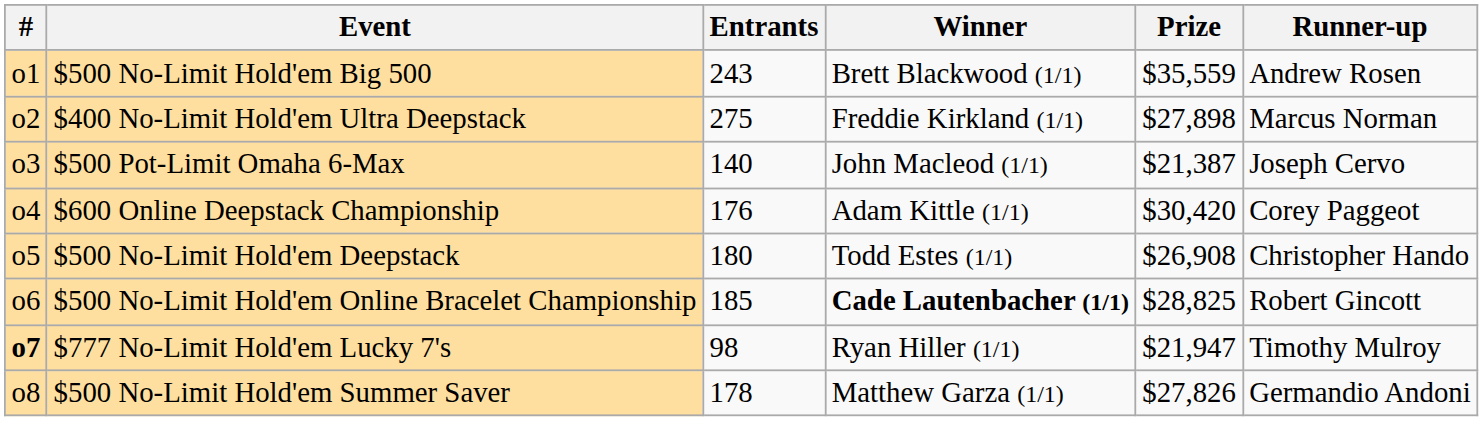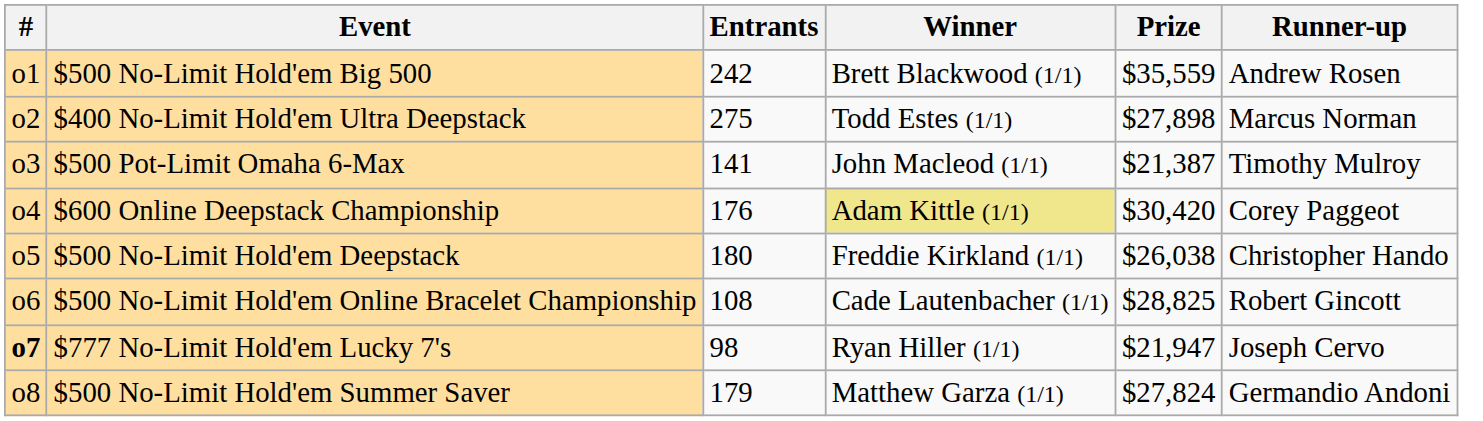(731, 73) 243 -> (731, 73) 242
(957, 118) Freddie Kirkland (1/1) -> (922, 118) Todd Estes (1/1)
(731, 164) 140 -> (731, 164) 141
(1327, 164) Joseph Cervo -> (1325, 164) Timothy Mulroy
(930, 210) no background -> (930, 210) khaki background
(922, 255) Todd Estes (1/1) -> (957, 255) Freddie Kirkland (1/1)
(1189, 255) $26,908 -> (1169, 255) $26,038
(731, 301) 185 -> (731, 301) 108
(980, 301) bold -> (970, 301) normal
(1345, 347) Timothy Mulroy -> (1307, 347) Joseph Cervo
(731, 392) 178 -> (731, 392) 179
(1189, 392) $27,826 -> (1169, 392) $27,824
